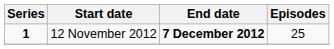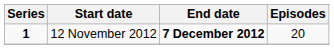(298, 34) 25 -> (298, 34) 20
